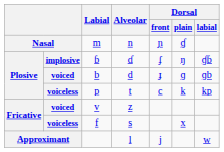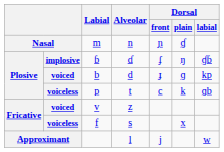(207, 75) ɡb -> (207, 75) kp
(207, 91) kp -> (207, 91) ɡb
